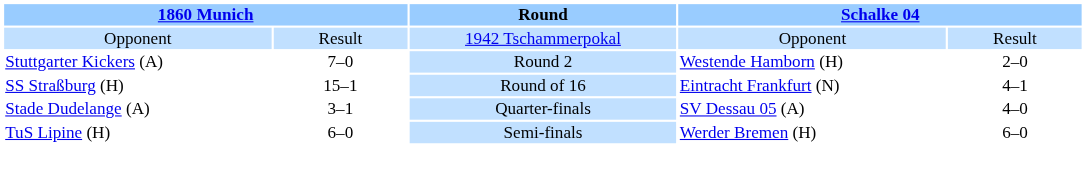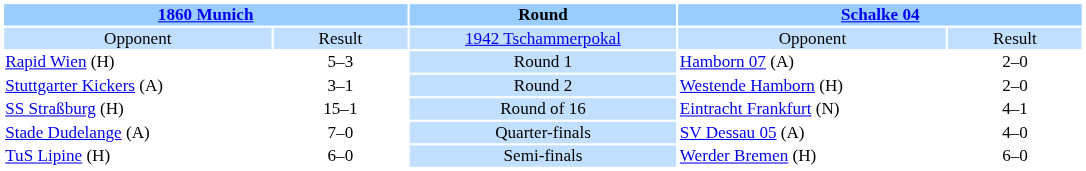+ row: (60, 61)
(340, 61) 7–0 -> (340, 85) 3–1
(340, 108) 3–1 -> (340, 132) 7–0
